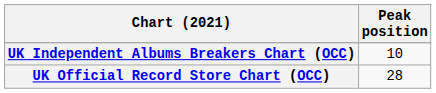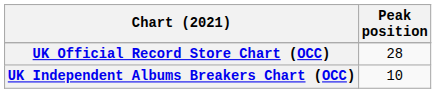rows swapped: (181, 54) <-> (181, 77)
